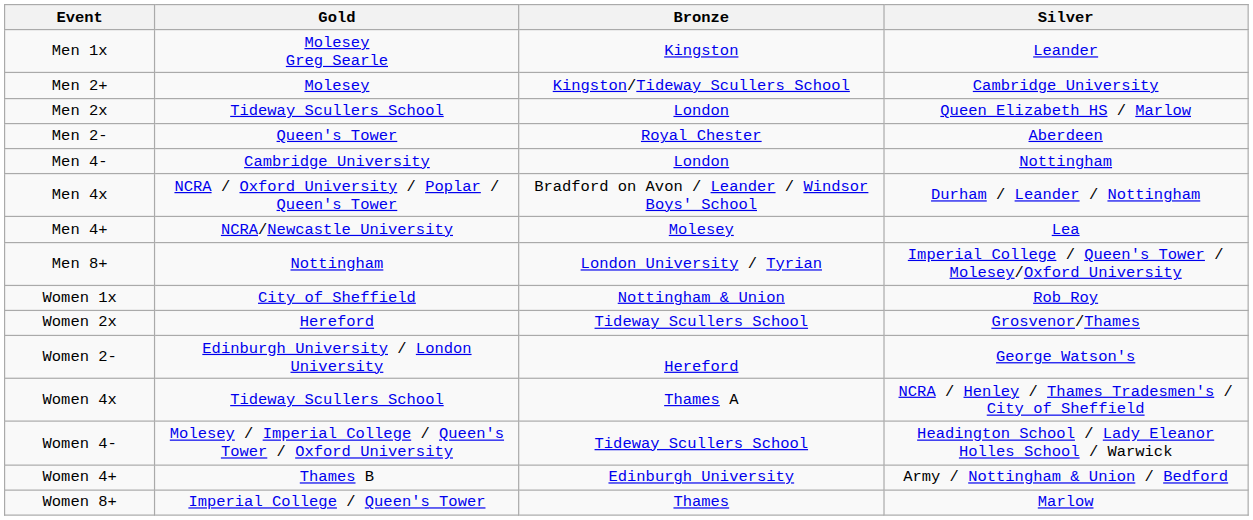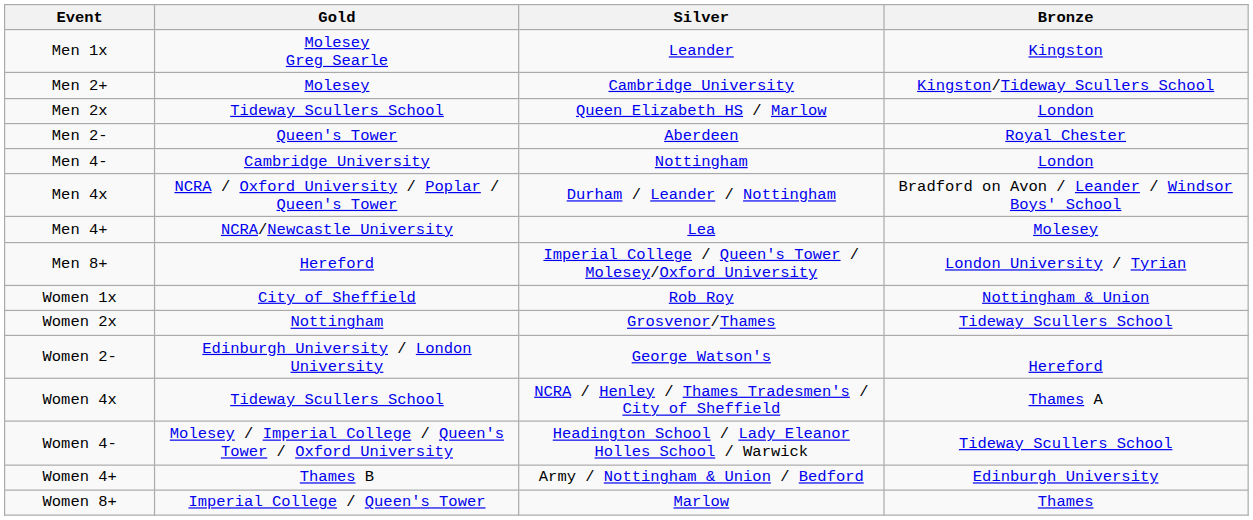columns swapped: (1066, 17) <-> (701, 17)
(337, 264) Nottingham -> (337, 264) Hereford
(337, 323) Hereford -> (337, 323) Nottingham
